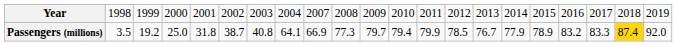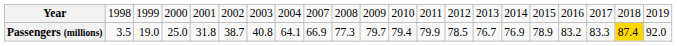(149, 31) 19.2 -> (149, 31) 19.0
(514, 31) 77.9 -> (514, 31) 76.9
